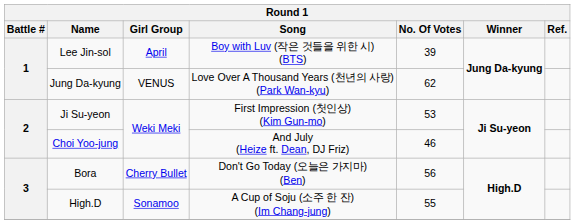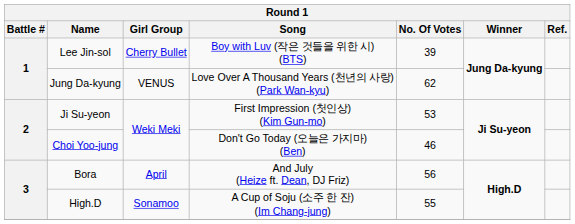(156, 53) April -> (156, 53) Cherry Bullet
(293, 144) And July (Heize ft. Dean, DJ Friz) -> (293, 145) Don't Go Today (오늘은 가지마) (Ben)
(156, 173) Cherry Bullet -> (156, 174) April
(293, 174) Don't Go Today (오늘은 가지마) (Ben) -> (293, 174) And July (Heize ft. Dean, DJ Friz)
